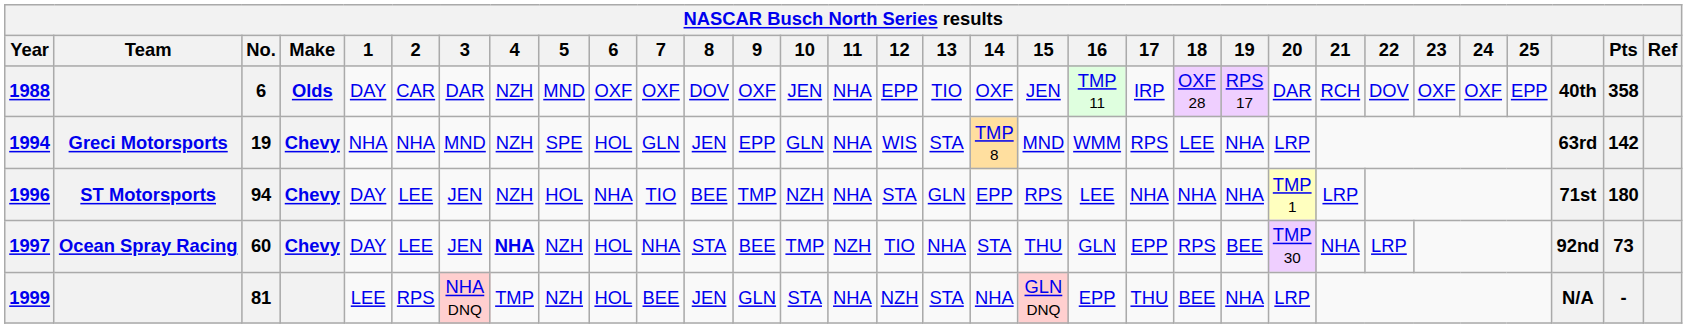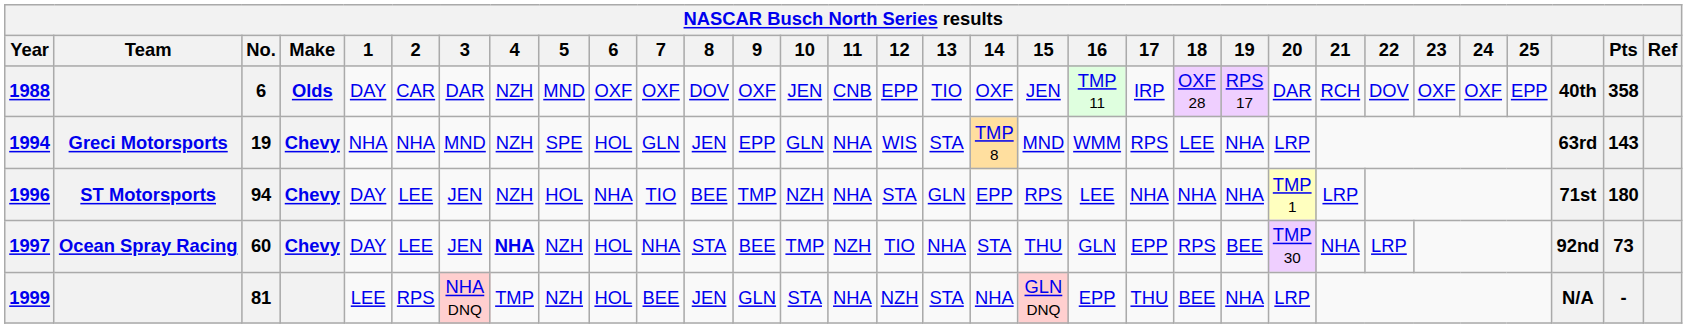(852, 91) NHA -> (852, 91) CNB
(1624, 143) 142 -> (1624, 143) 143
